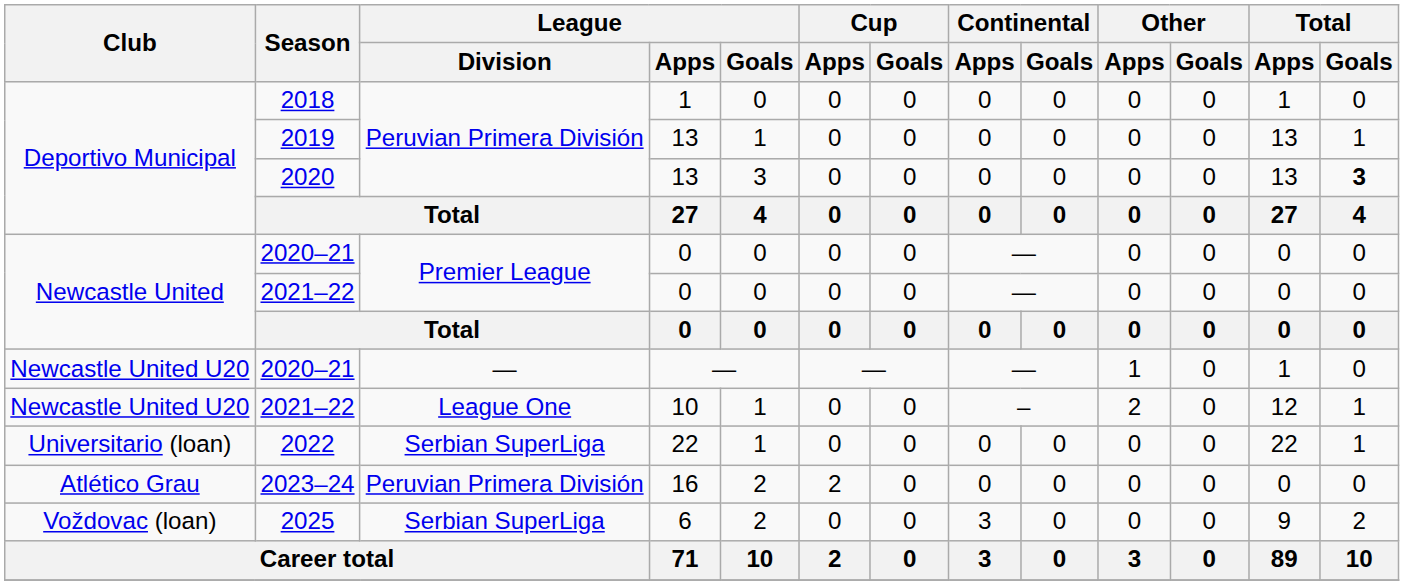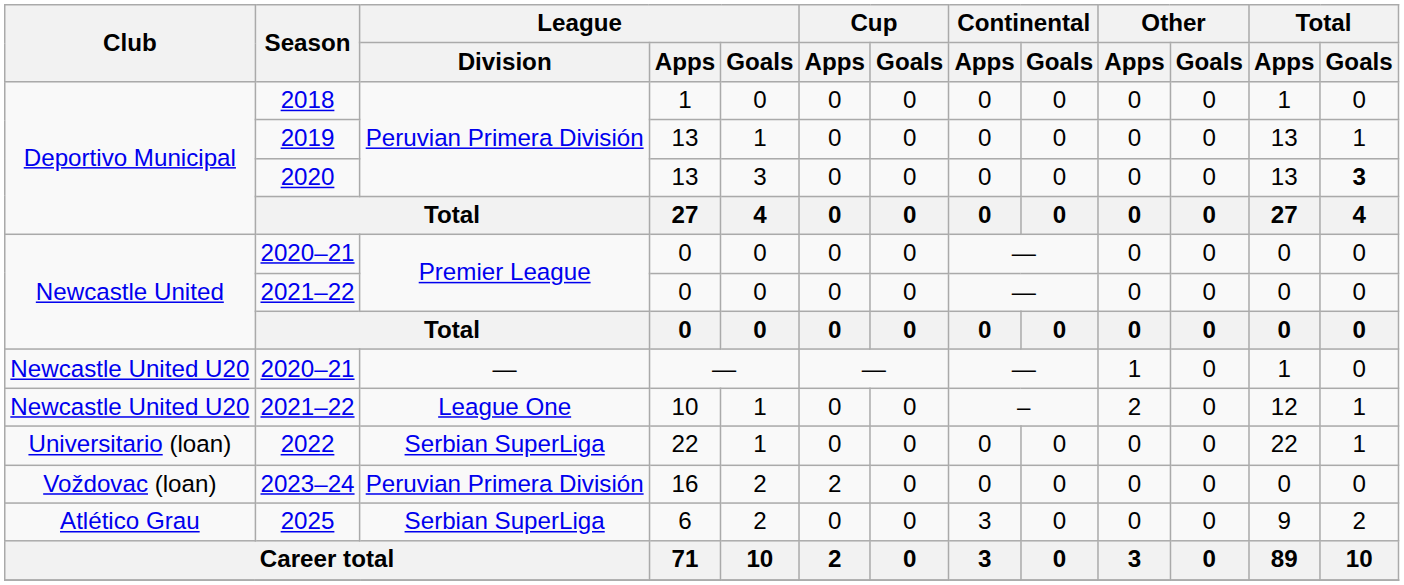(130, 483) Atlético Grau -> (130, 483) Voždovac (loan)
(130, 521) Voždovac (loan) -> (130, 521) Atlético Grau
